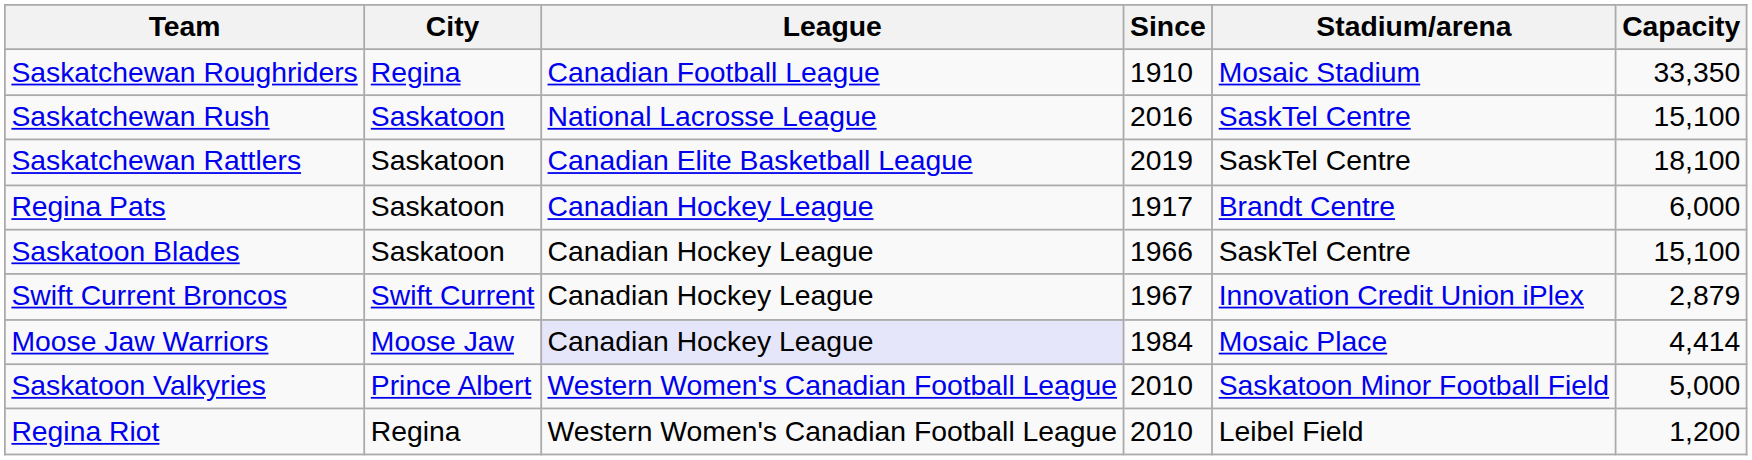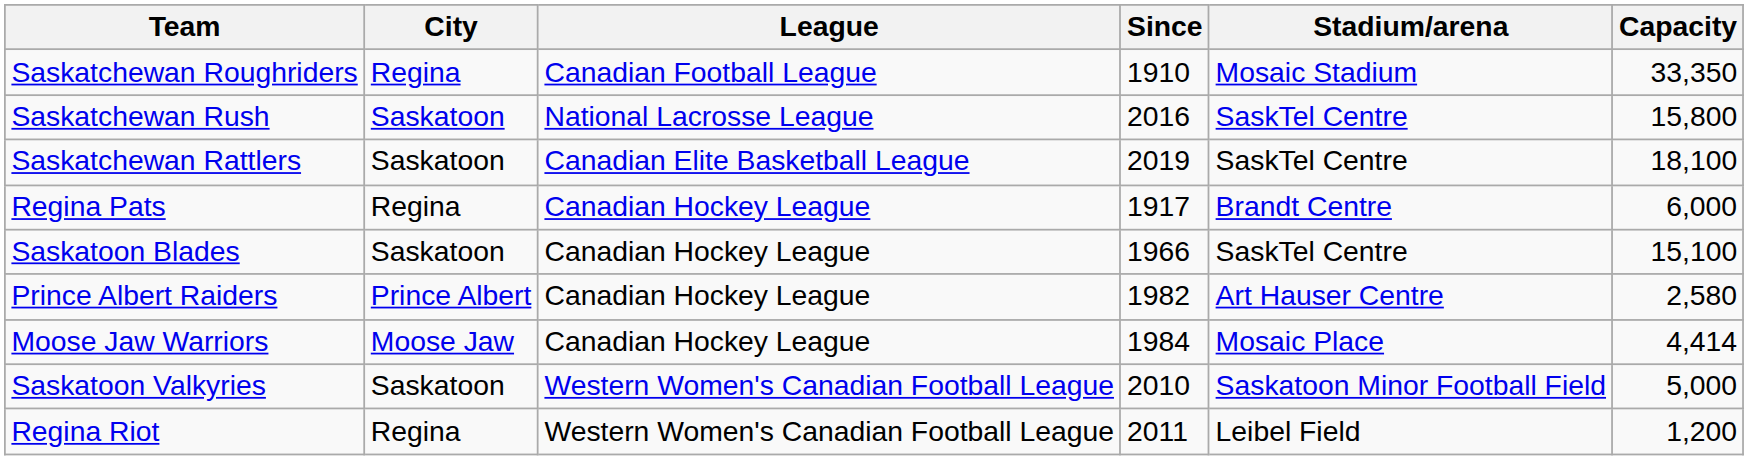(1697, 116) 15,100 -> (1694, 116) 15,800
(438, 206) Saskatoon -> (416, 206) Regina
- row: (149, 296)
+ row: (144, 296)
(710, 341) lavender background -> (707, 341) no background
(451, 386) Prince Albert -> (438, 386) Saskatoon
(1162, 431) 2010 -> (1157, 431) 2011
